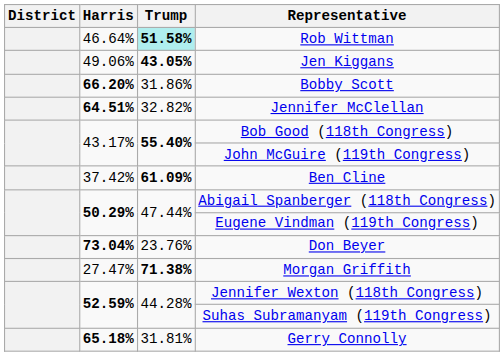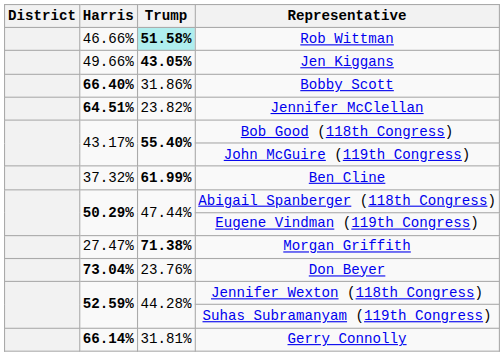(108, 39) 46.64% -> (108, 39) 46.66%
(108, 62) 49.06% -> (108, 62) 49.66%
(108, 85) 66.20% -> (108, 85) 66.40%
(166, 108) 32.82% -> (166, 108) 23.82%
(108, 178) 37.42% -> (108, 178) 37.32%
(166, 178) 61.09% -> (166, 178) 61.99%
rows swapped: (347, 247) <-> (347, 270)
(108, 339) 65.18% -> (108, 339) 66.14%
